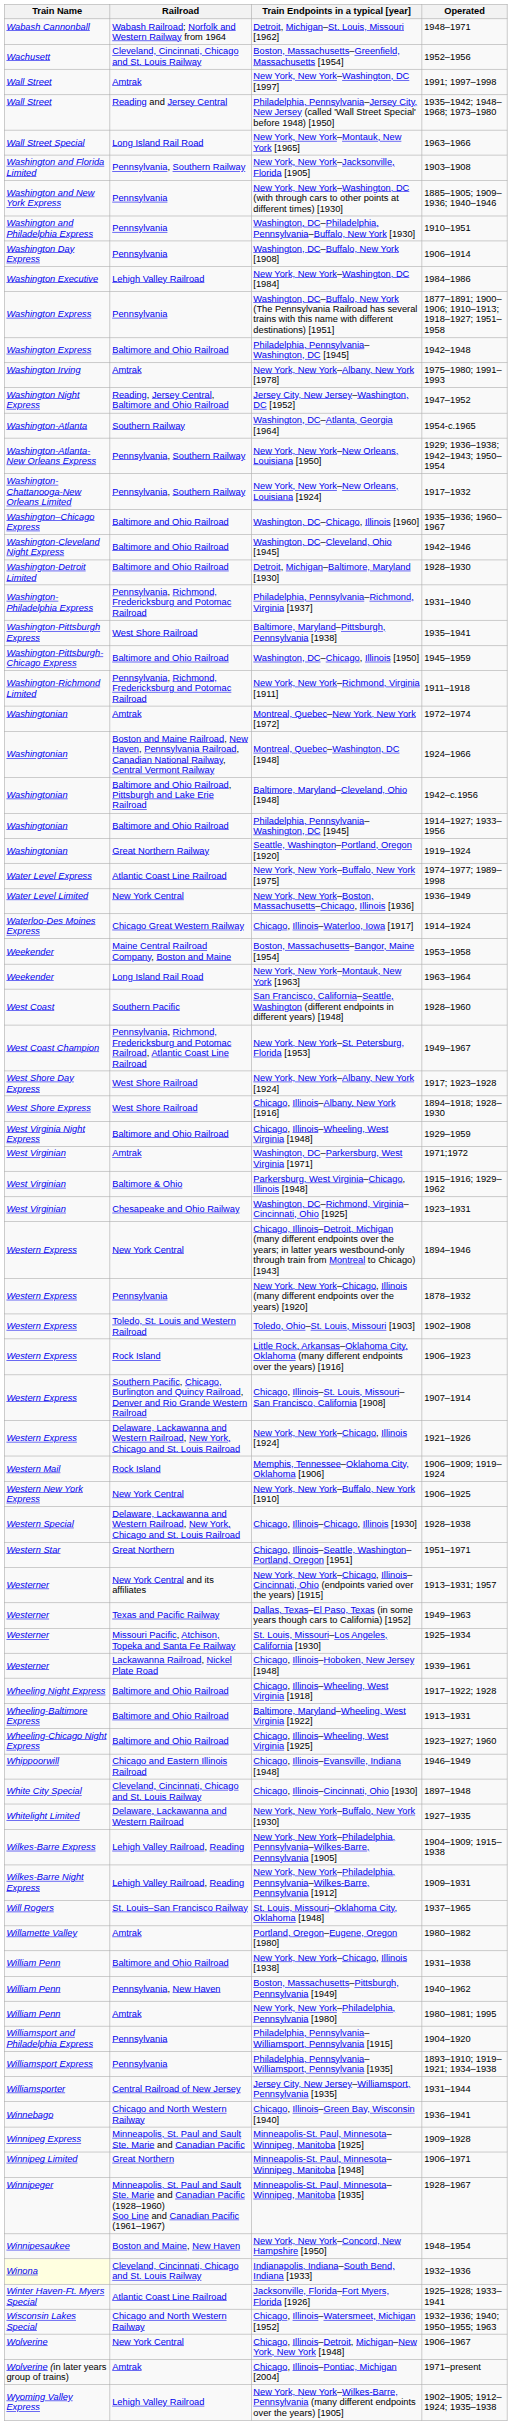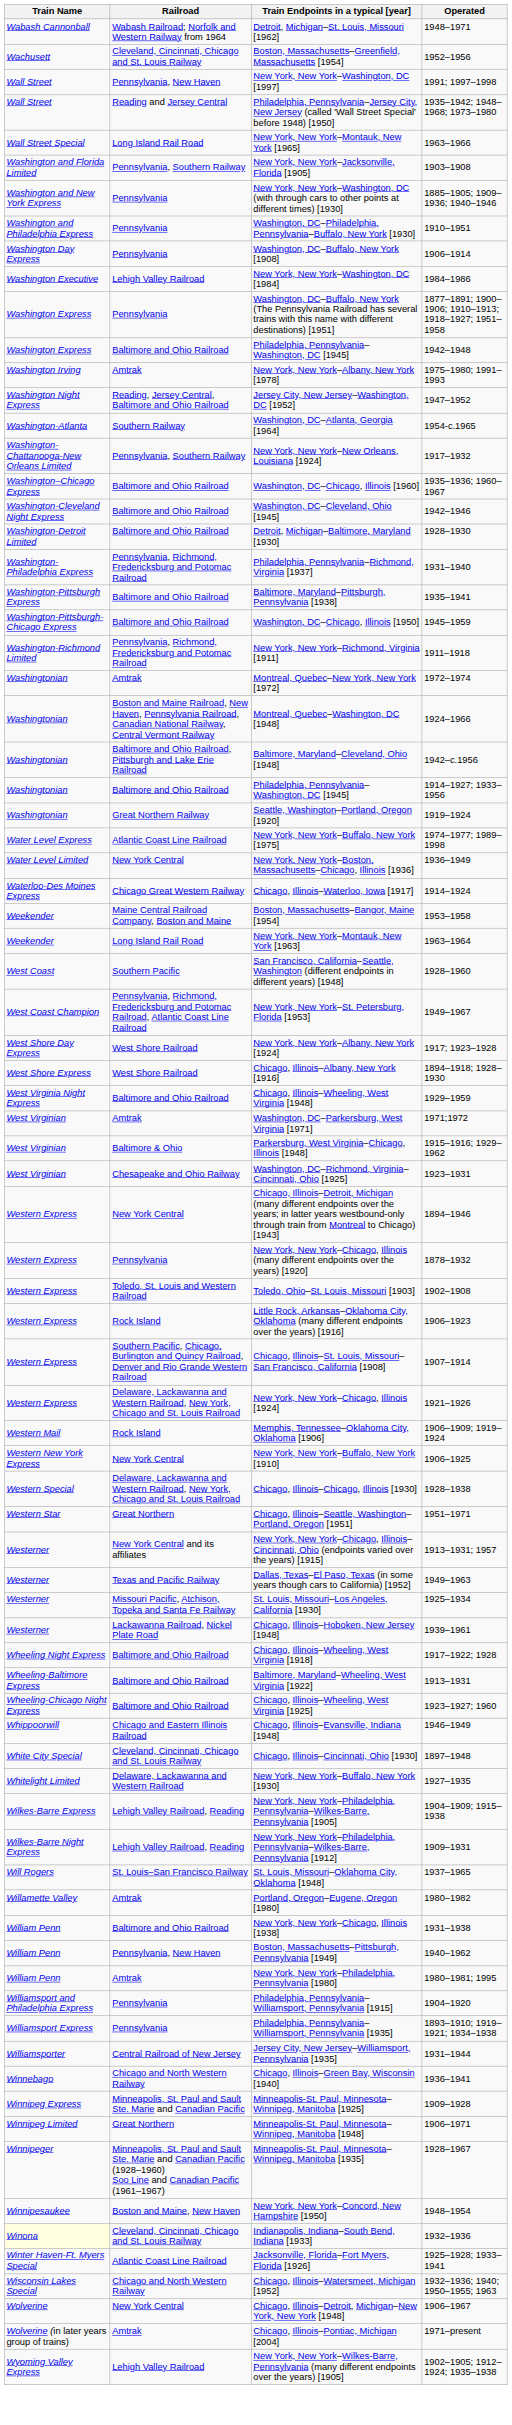(127, 82) Amtrak -> (166, 82) Pennsylvania, New Haven
- row: (326, 456)
(155, 633) West Shore Railroad -> (170, 597) Baltimore and Ohio Railroad
